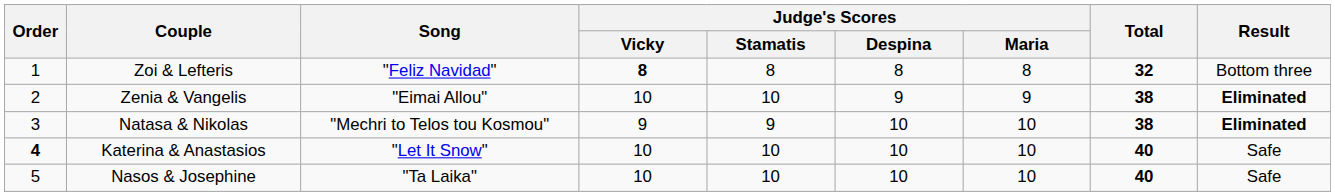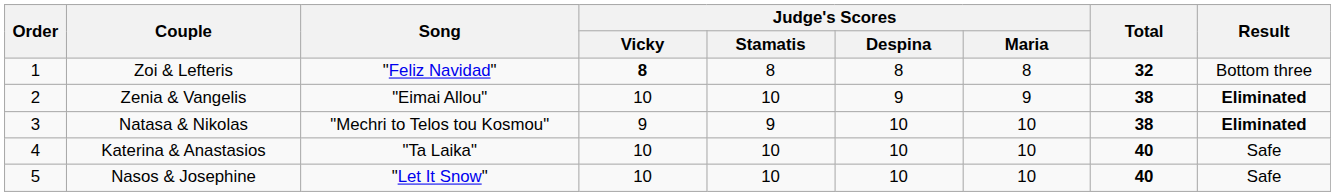(35, 151) bold -> (35, 151) normal
(440, 151) "Let It Snow" -> (440, 151) "Ta Laika"
(440, 177) "Ta Laika" -> (440, 177) "Let It Snow"
